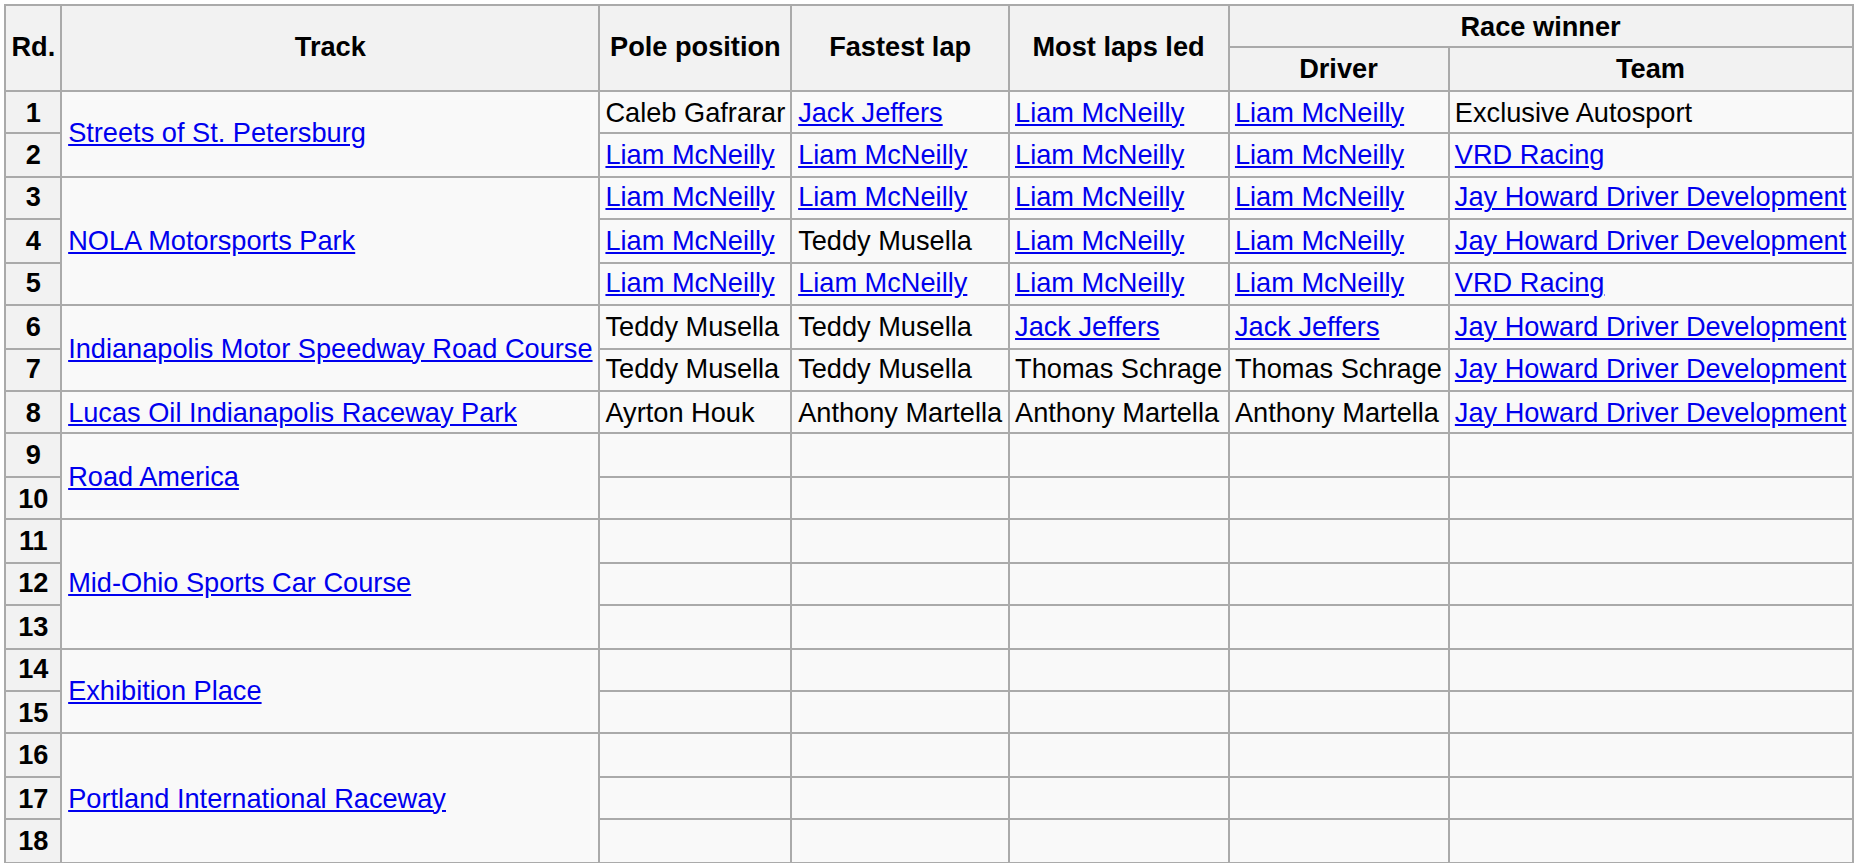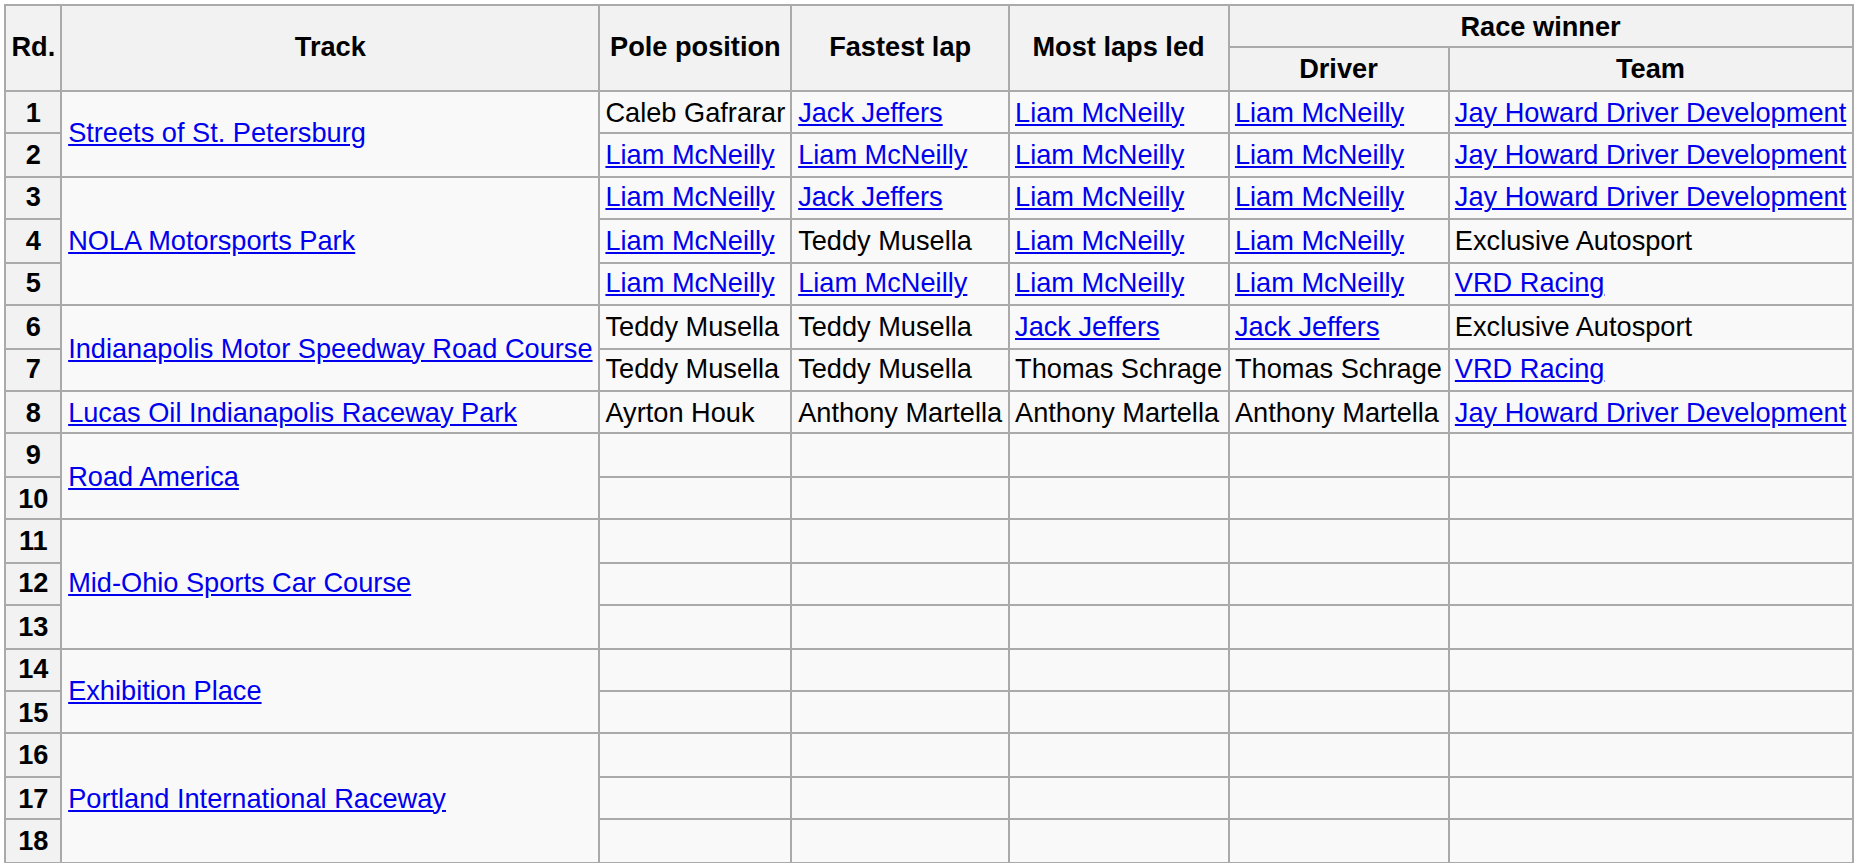(1573, 112) Exclusive Autosport -> (1651, 112) Jay Howard Driver Development
(1530, 155) VRD Racing -> (1651, 155) Jay Howard Driver Development
(883, 198) Liam McNeilly -> (870, 198) Jack Jeffers
(1651, 240) Jay Howard Driver Development -> (1573, 240) Exclusive Autosport
(1651, 326) Jay Howard Driver Development -> (1573, 326) Exclusive Autosport
(1651, 369) Jay Howard Driver Development -> (1530, 369) VRD Racing
